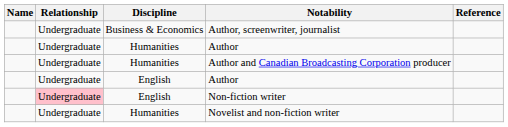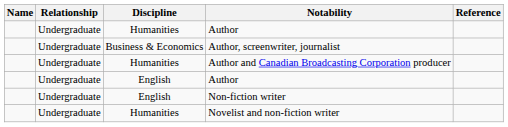rows swapped: (154, 46) <-> (154, 29)
(69, 96) pink background -> (69, 96) no background
